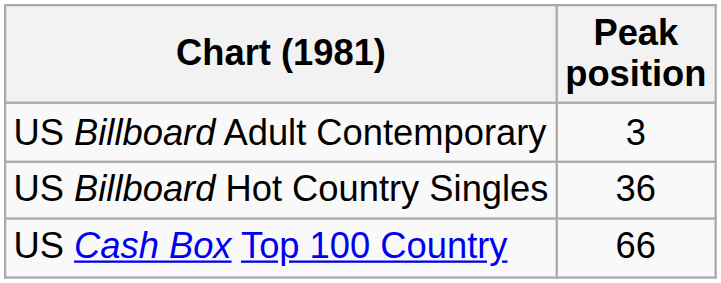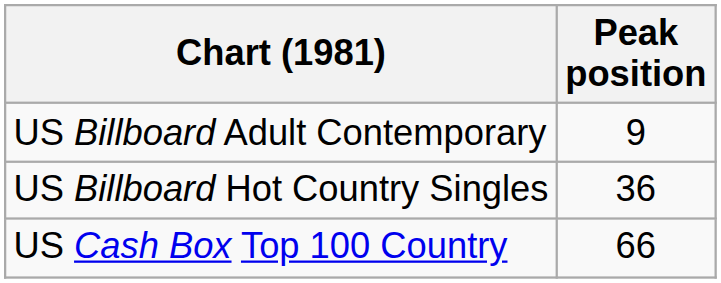(636, 131) 3 -> (636, 131) 9
